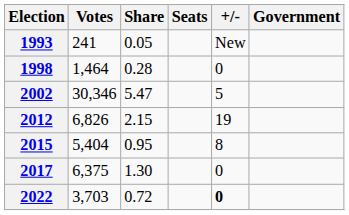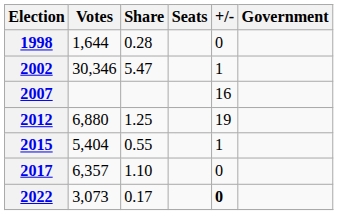- row: (37, 42)
(90, 68) 1,464 -> (90, 42) 1,644
(219, 94) 5 -> (219, 68) 1
+ row: (37, 94)
(90, 119) 6,826 -> (90, 119) 6,880
(138, 119) 2.15 -> (138, 119) 1.25
(138, 145) 0.95 -> (138, 145) 0.55
(219, 145) 8 -> (219, 145) 1
(90, 171) 6,375 -> (90, 171) 6,357
(138, 171) 1.30 -> (138, 171) 1.10
(90, 196) 3,703 -> (90, 196) 3,073
(138, 196) 0.72 -> (138, 196) 0.17
